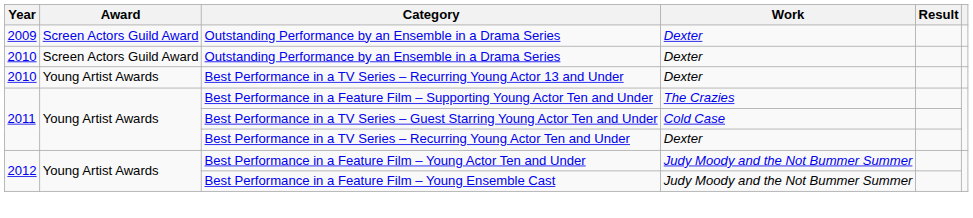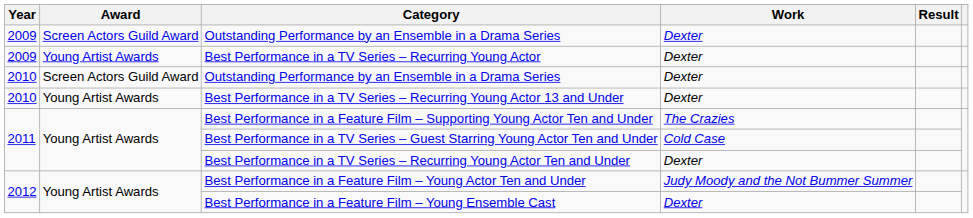+ row: (22, 56)
(788, 181) Judy Moody and the Not Bummer Summer -> (683, 202) Dexter
